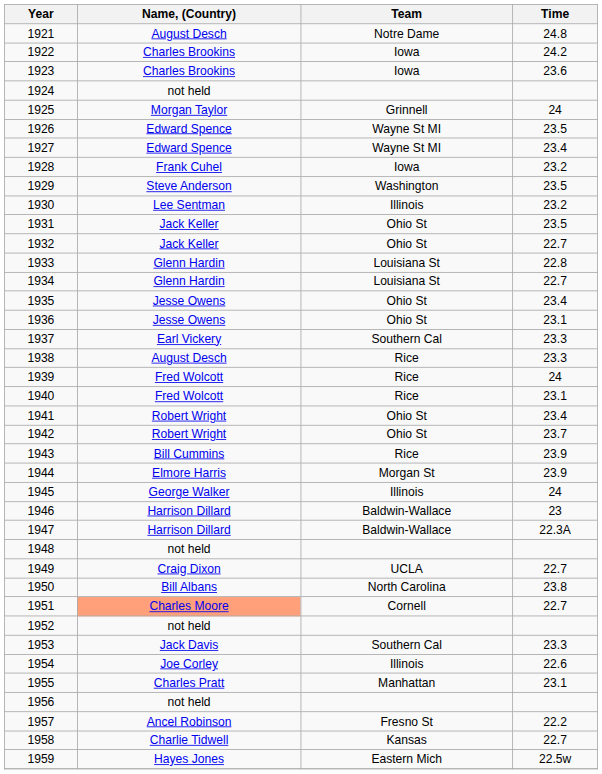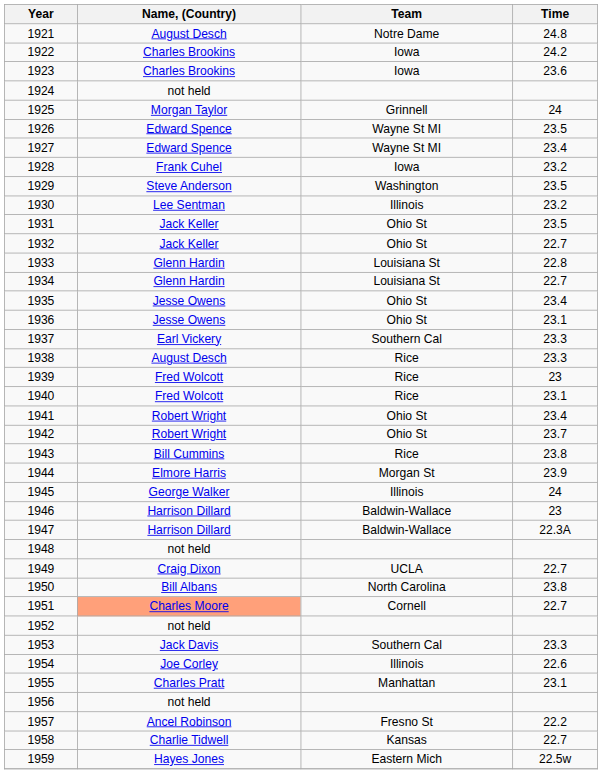(555, 377) 24 -> (555, 377) 23
(555, 454) 23.9 -> (555, 454) 23.8
